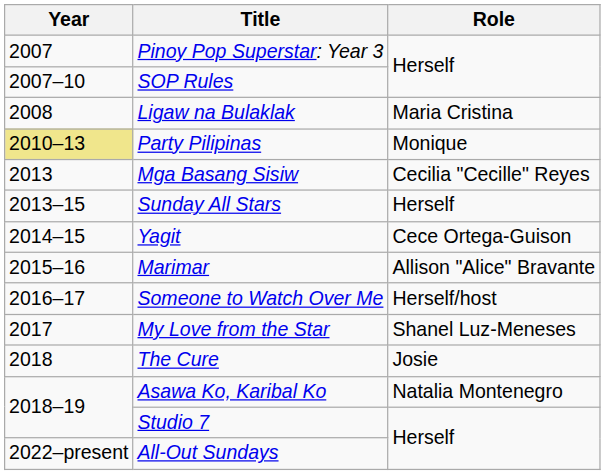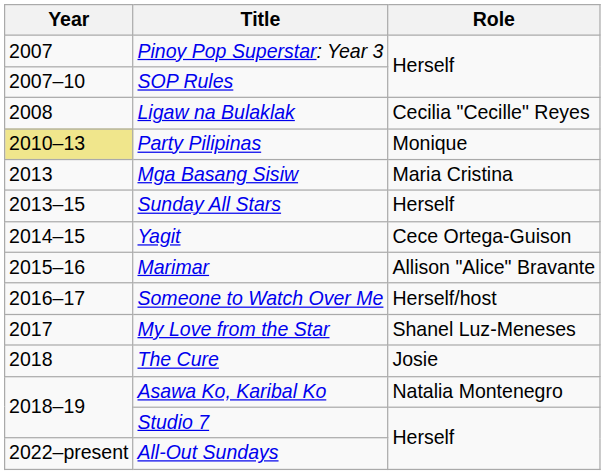(453, 112) Maria Cristina -> (491, 112) Cecilia "Cecille" Reyes
(491, 174) Cecilia "Cecille" Reyes -> (453, 174) Maria Cristina
